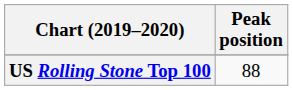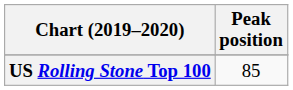(251, 70) 88 -> (251, 70) 85
